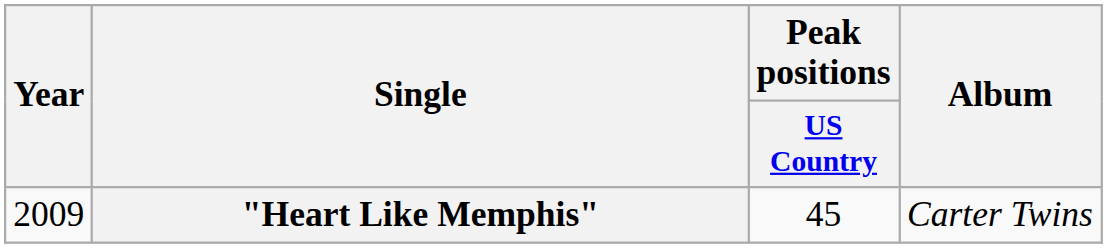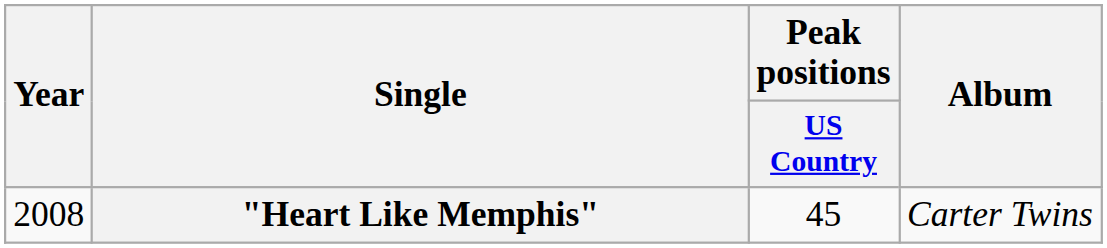(49, 214) 2009 -> (49, 214) 2008
